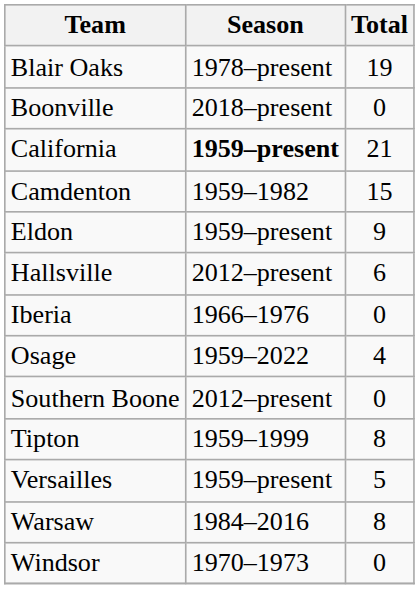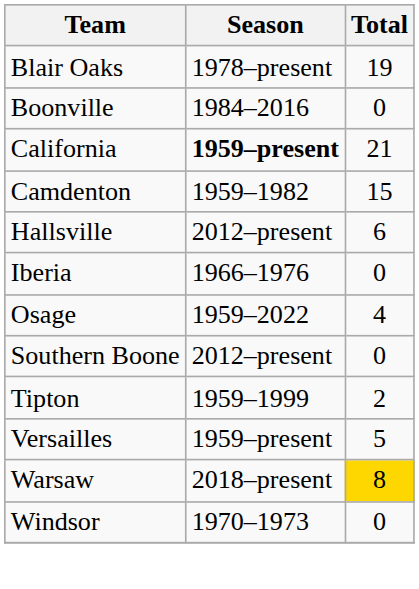(262, 107) 2018–present -> (250, 107) 1984–2016
- row: (42, 231)
(379, 438) 8 -> (379, 397) 2
(250, 521) 1984–2016 -> (262, 480) 2018–present
(379, 521) no background -> (379, 480) gold background
